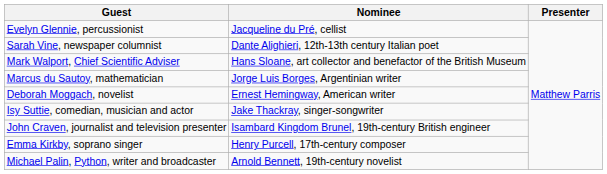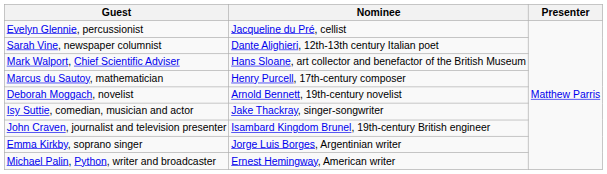(316, 78) Jorge Luis Borges, Argentinian writer -> (318, 78) Henry Purcell, 17th-century composer
(313, 95) Ernest Hemingway, American writer -> (316, 95) Arnold Bennett, 19th-century novelist
(318, 144) Henry Purcell, 17th-century composer -> (316, 144) Jorge Luis Borges, Argentinian writer
(316, 161) Arnold Bennett, 19th-century novelist -> (313, 161) Ernest Hemingway, American writer
